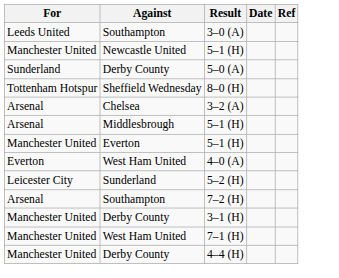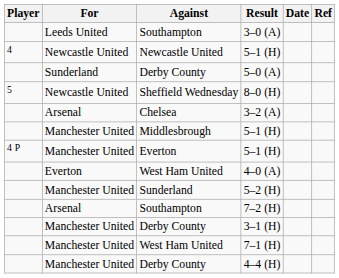+ column: (23, 13)
(52, 50) Manchester United -> (87, 52) Newcastle United
(52, 87) Tottenham Hotspur -> (87, 92) Newcastle United
(25, 124) Arsenal -> (89, 131) Manchester United
(40, 180) Leicester City -> (89, 189) Manchester United
